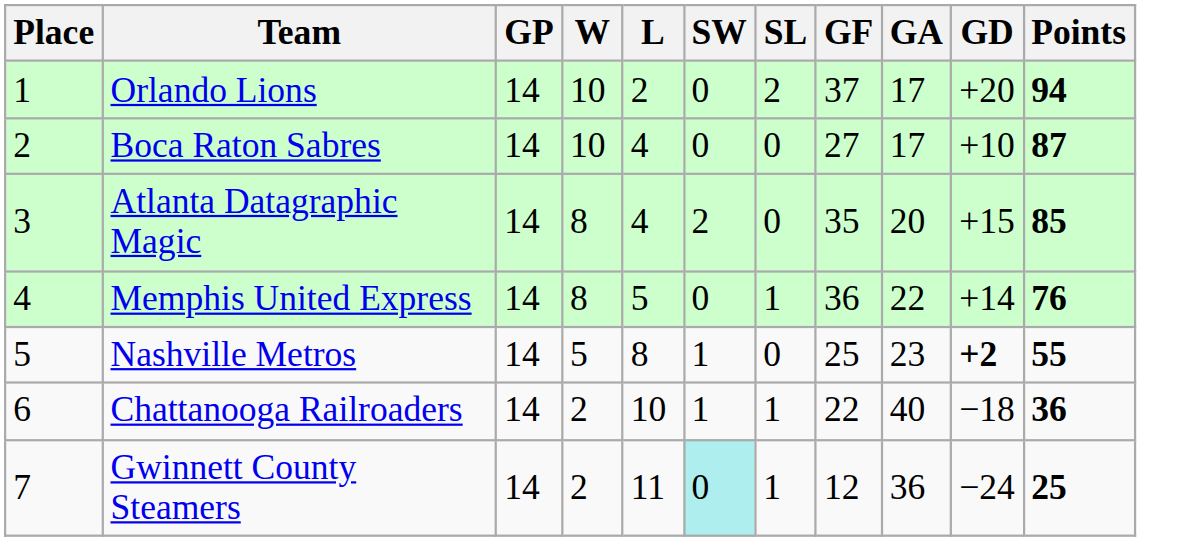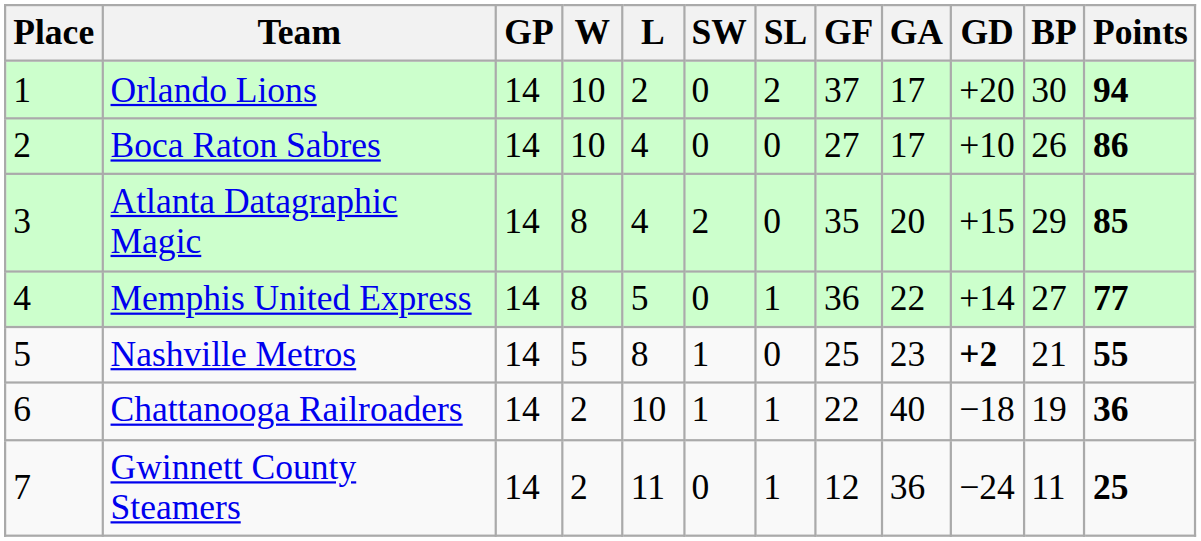+ column: (1054, 32)
(1049, 145) 87 -> (1111, 145) 86
(1049, 297) 76 -> (1111, 297) 77
(700, 486) paleturquoise background -> (700, 486) no background
